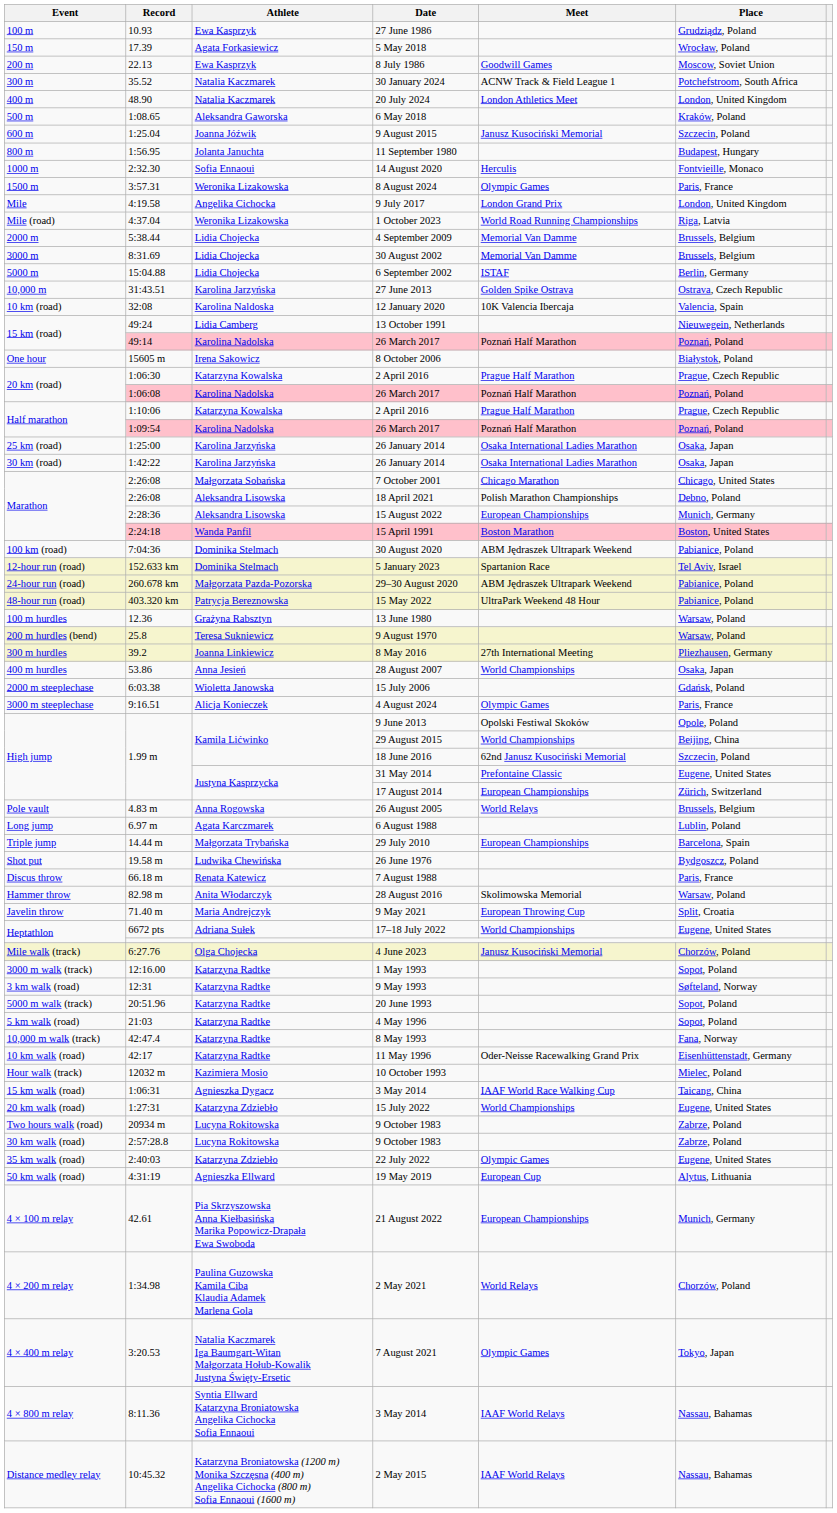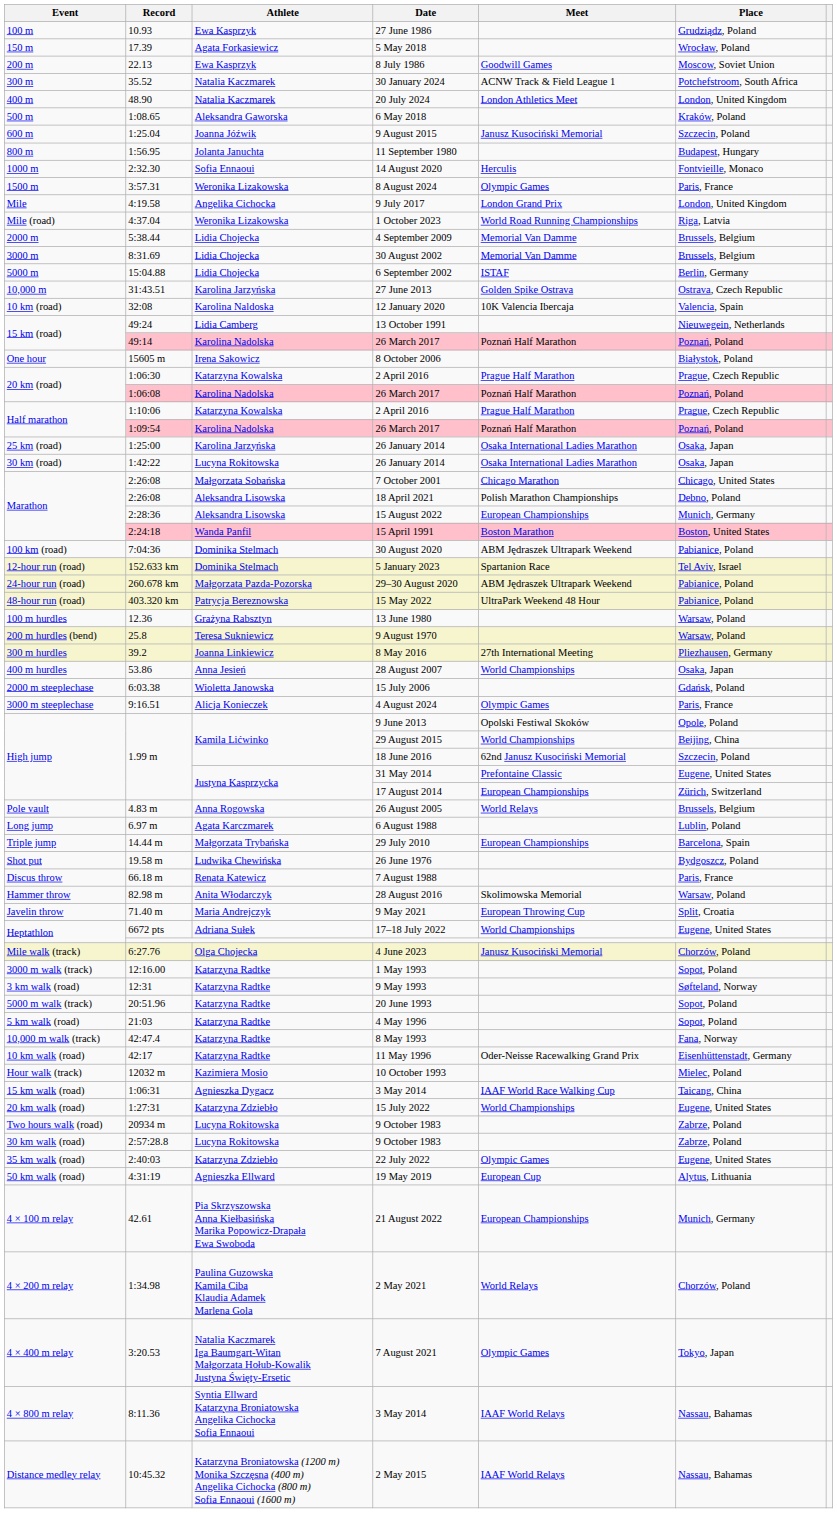(235, 462) Karolina Jarzyńska -> (237, 462) Lucyna Rokitowska
